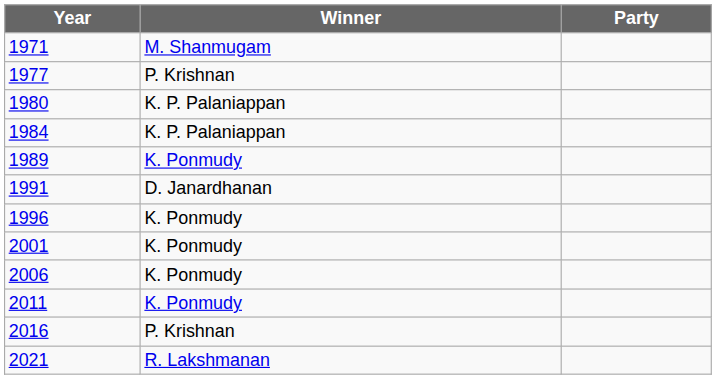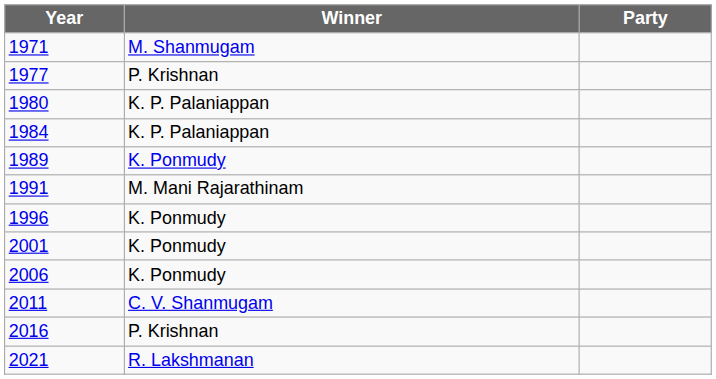(208, 189) D. Janardhanan -> (216, 189) M. Mani Rajarathinam
(193, 302) K. Ponmudy -> (200, 302) C. V. Shanmugam
